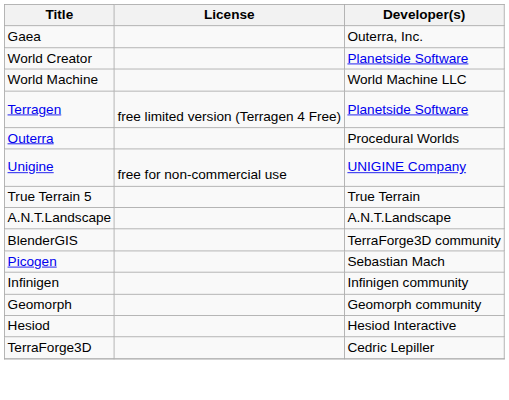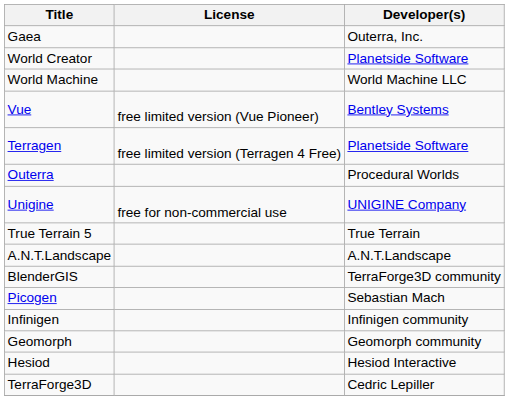+ row: (19, 109)
